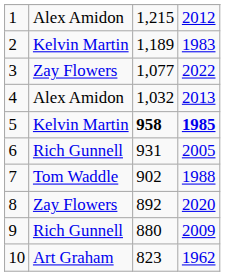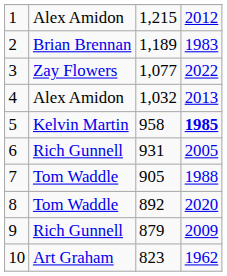(81, 44) Kelvin Martin -> (82, 44) Brian Brennan
(149, 124) bold -> (152, 124) normal
(149, 177) 902 -> (152, 177) 905
(75, 204) Zay Flowers -> (76, 204) Tom Waddle
(149, 230) 880 -> (152, 230) 879
